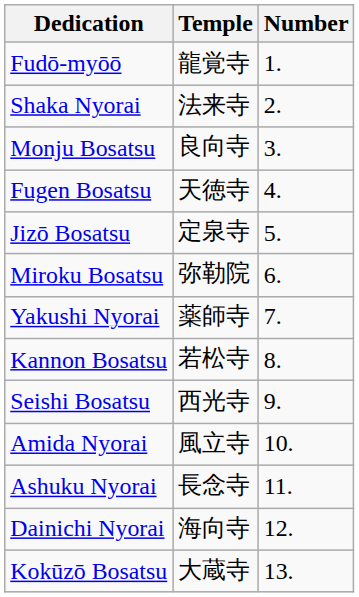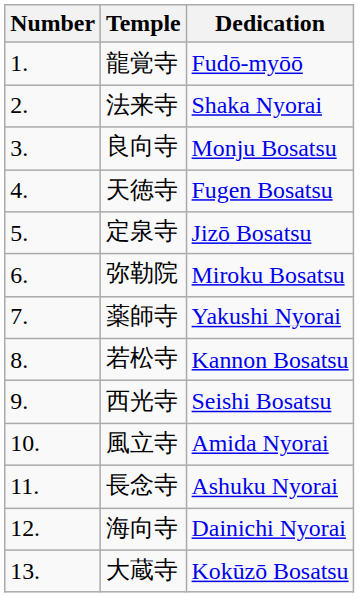columns swapped: (306, 23) <-> (89, 23)
